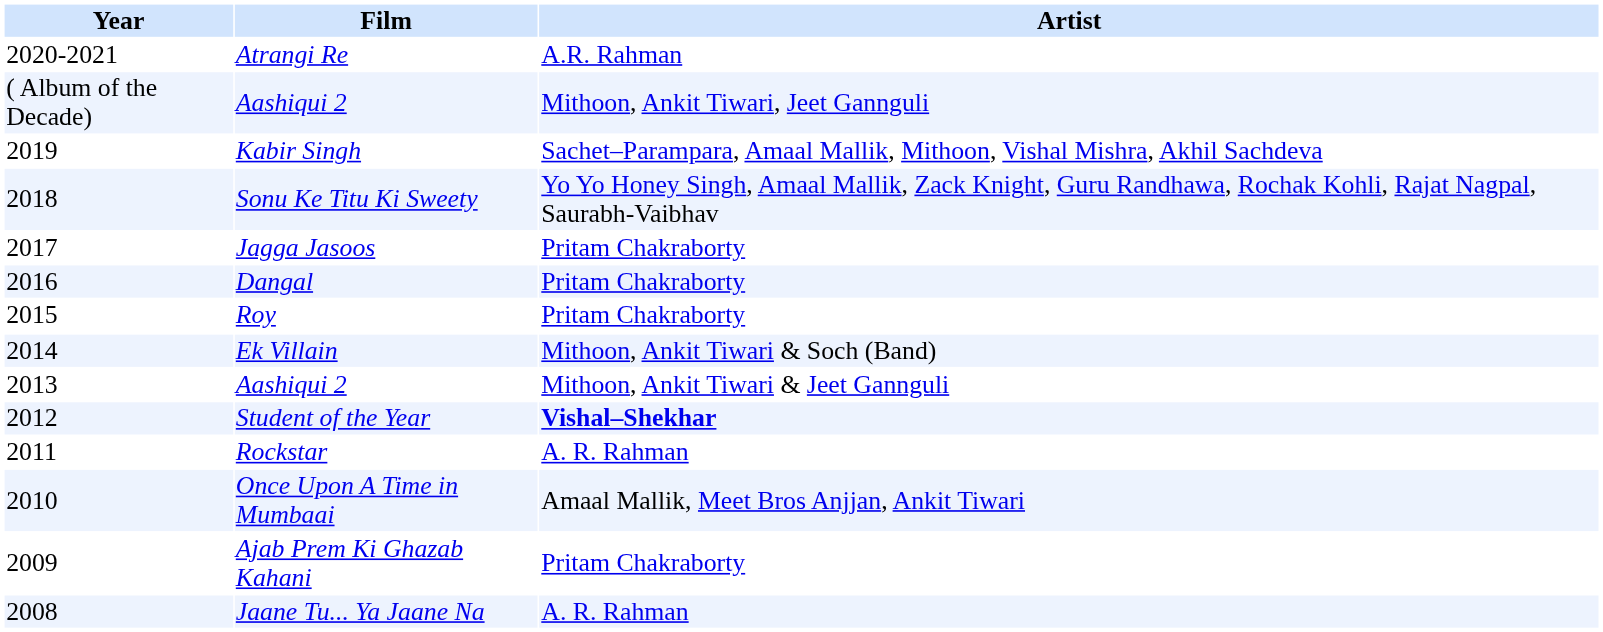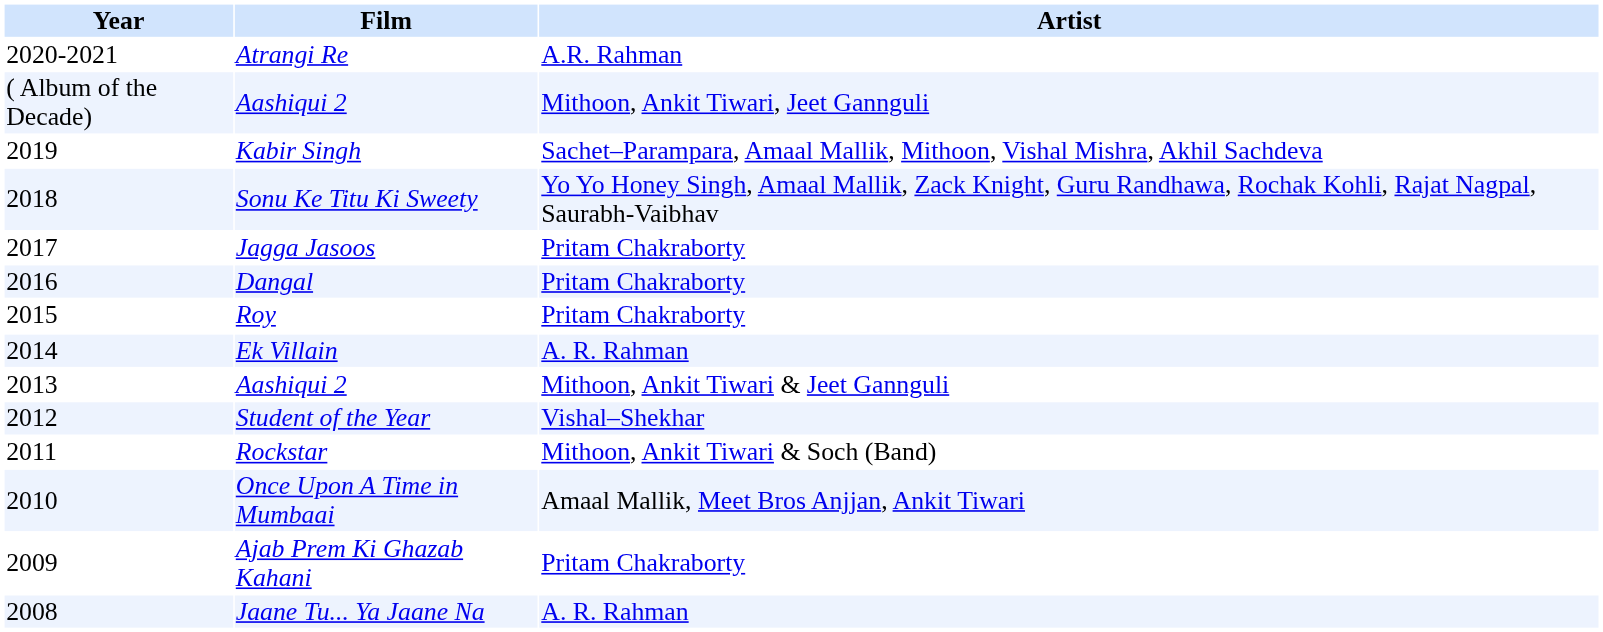(739, 350) Mithoon, Ankit Tiwari & Soch (Band) -> (615, 350) A. R. Rahman
(629, 418) bold -> (623, 418) normal
(615, 451) A. R. Rahman -> (739, 451) Mithoon, Ankit Tiwari & Soch (Band)
